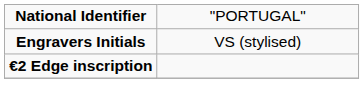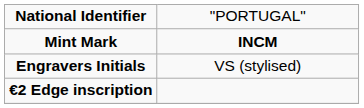+ row: (81, 41)
